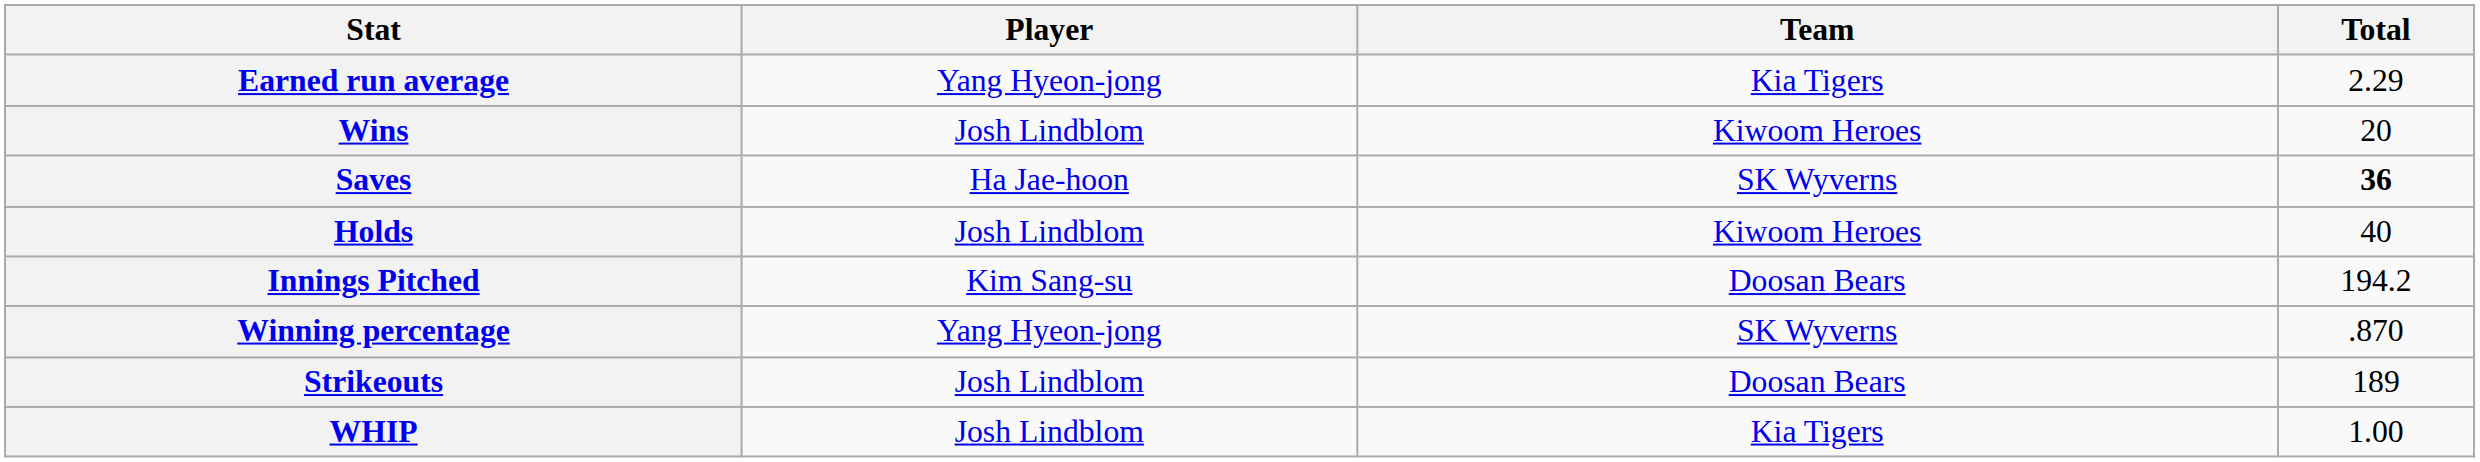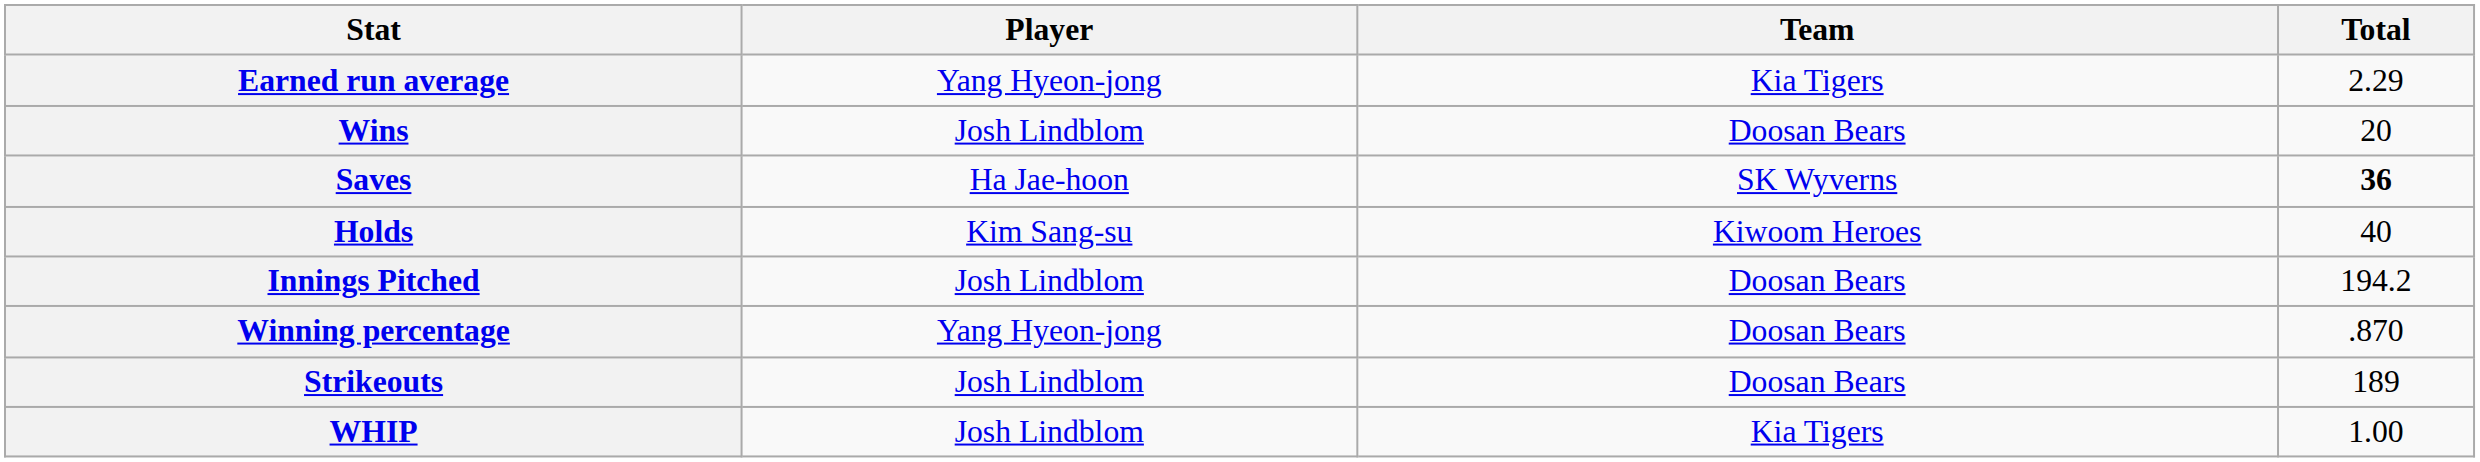(1817, 130) Kiwoom Heroes -> (1817, 130) Doosan Bears
(1049, 230) Josh Lindblom -> (1049, 230) Kim Sang-su
(1049, 280) Kim Sang-su -> (1049, 280) Josh Lindblom
(1817, 331) SK Wyverns -> (1817, 331) Doosan Bears
